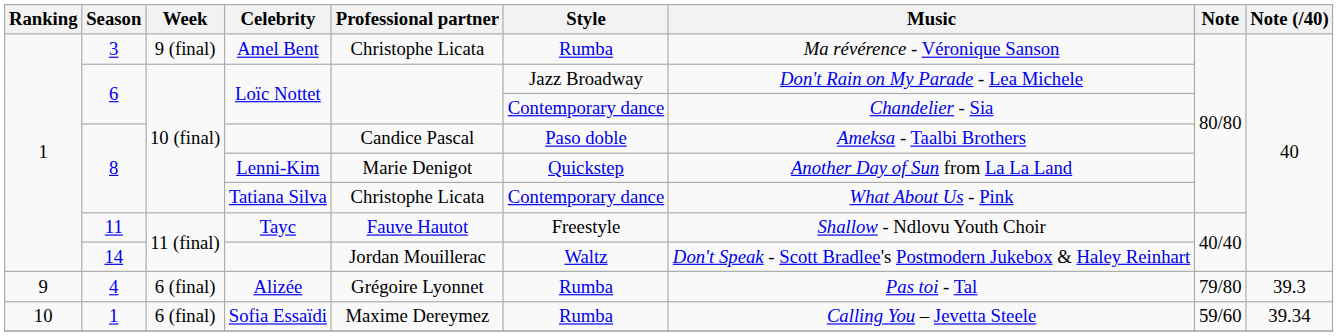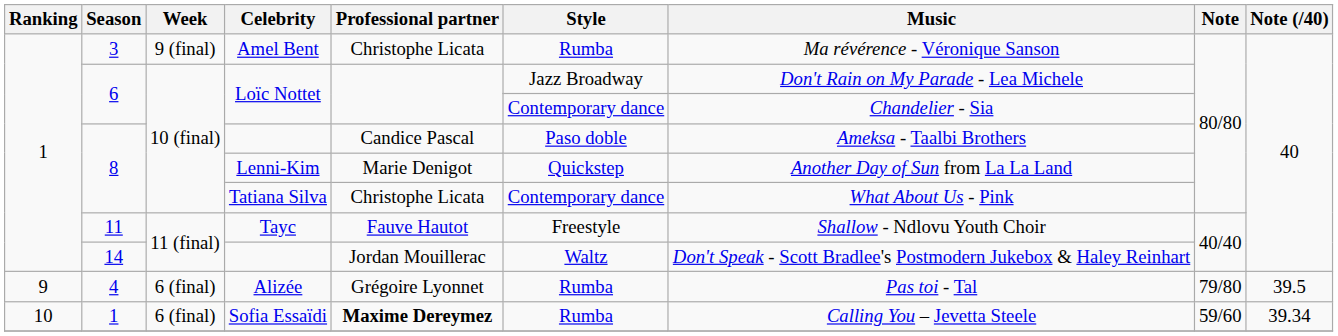(1289, 286) 39.3 -> (1289, 286) 39.5
(417, 316) normal -> (417, 316) bold
